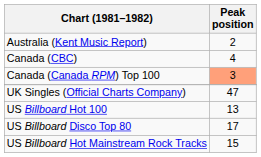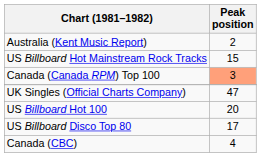rows swapped: (42, 59) <-> (107, 144)
(233, 110) 13 -> (233, 110) 20
